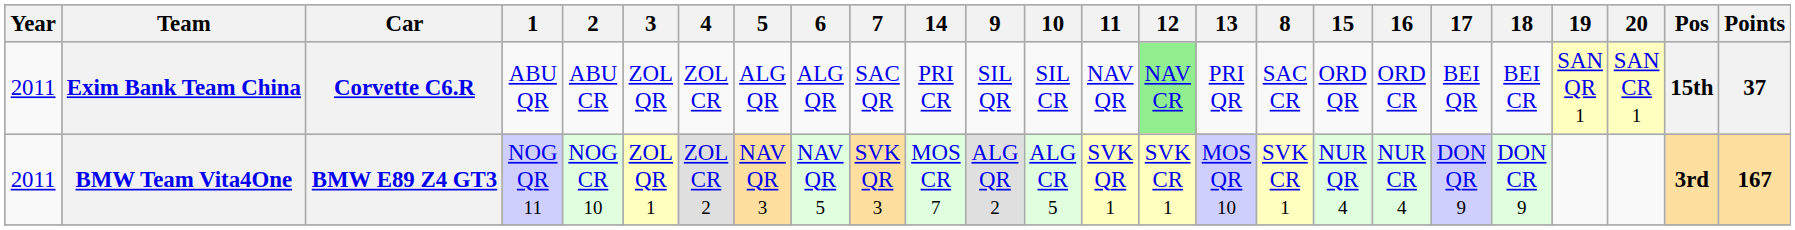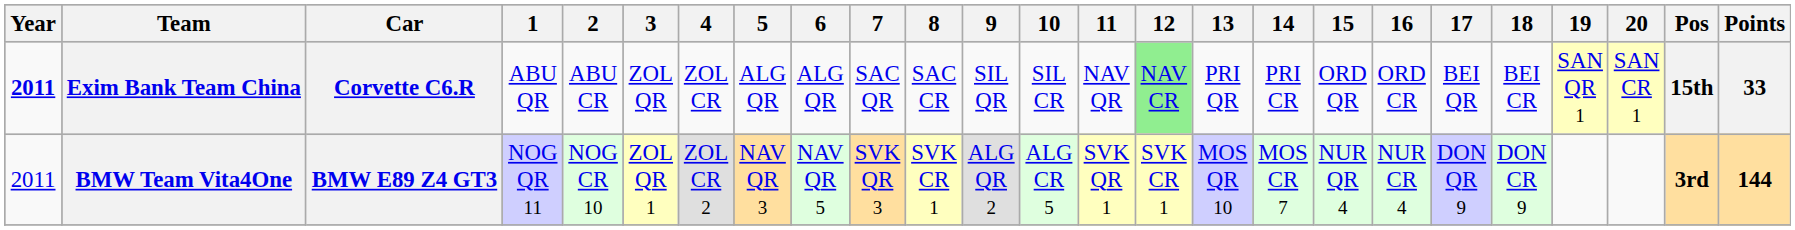columns swapped: (1285, 22) <-> (936, 22)
(33, 87) normal -> (33, 87) bold
(1755, 87) 37 -> (1755, 87) 33
(1755, 178) 167 -> (1755, 178) 144
